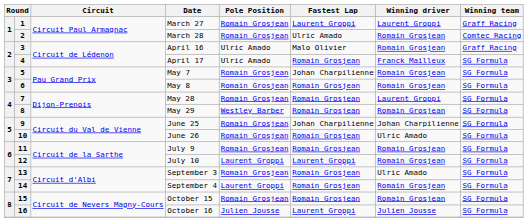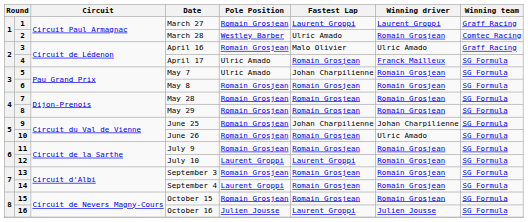(255, 36) Romain Grosjean -> (252, 36) Westley Barber
(246, 48) Ulric Amado -> (255, 48) Romain Grosjean
(411, 48) Romain Grosjean -> (402, 48) Ulric Amado
(255, 73) Romain Grosjean -> (246, 73) Ulric Amado
(409, 98) Laurent Groppi -> (411, 98) Romain Grosjean
(252, 111) Westley Barber -> (255, 111) Romain Grosjean
(402, 173) Ulric Amado -> (411, 173) Romain Grosjean
